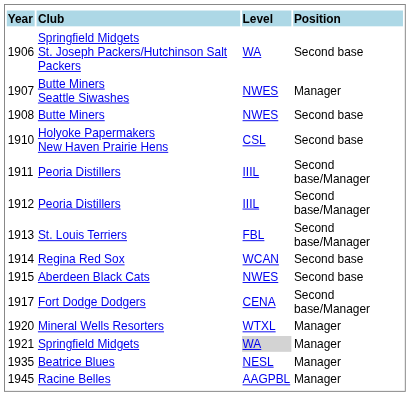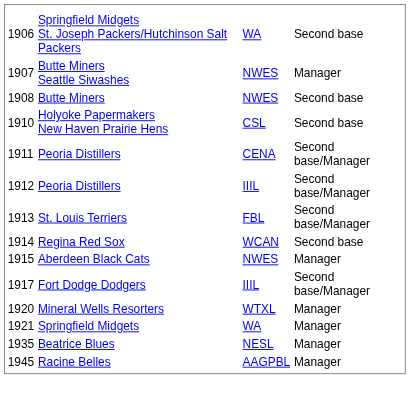- row: (20, 18)
(251, 171) IIIL -> (259, 154) CENA
(329, 277) Second base -> (317, 259) Manager
(259, 302) CENA -> (251, 284) IIIL
(252, 344) lightgrey background -> (252, 326) no background
